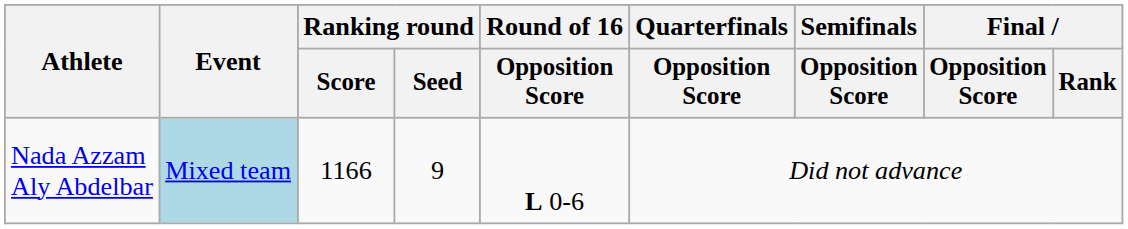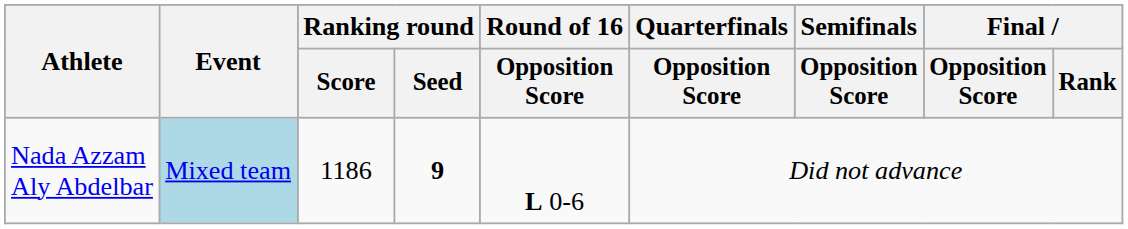(346, 170) 1166 -> (346, 170) 1186
(437, 170) normal -> (437, 170) bold
